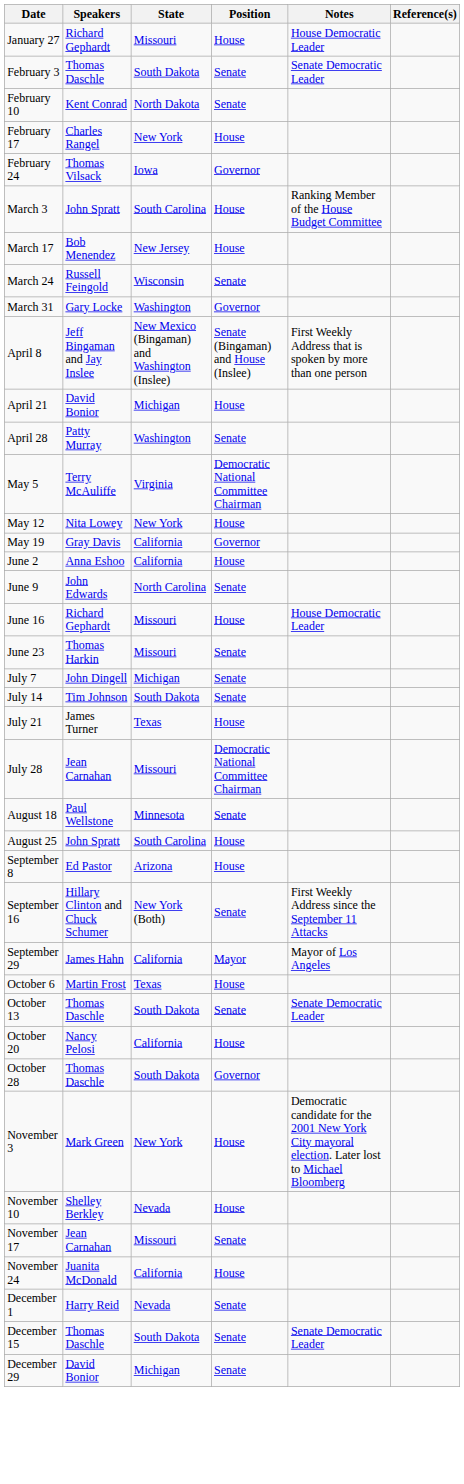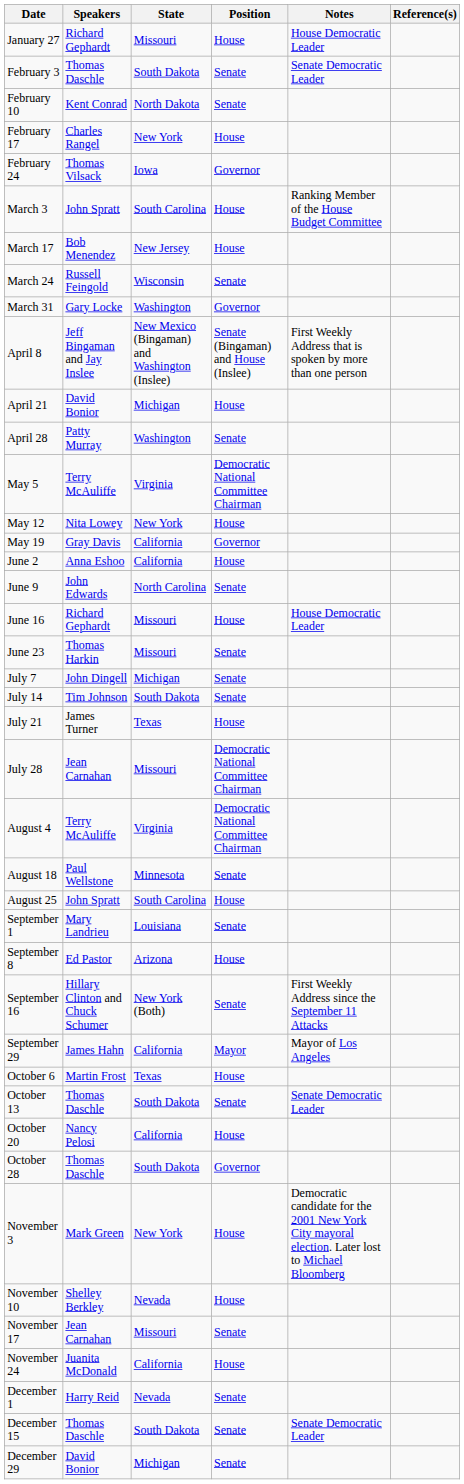+ row: (29, 828)
+ row: (33, 926)
